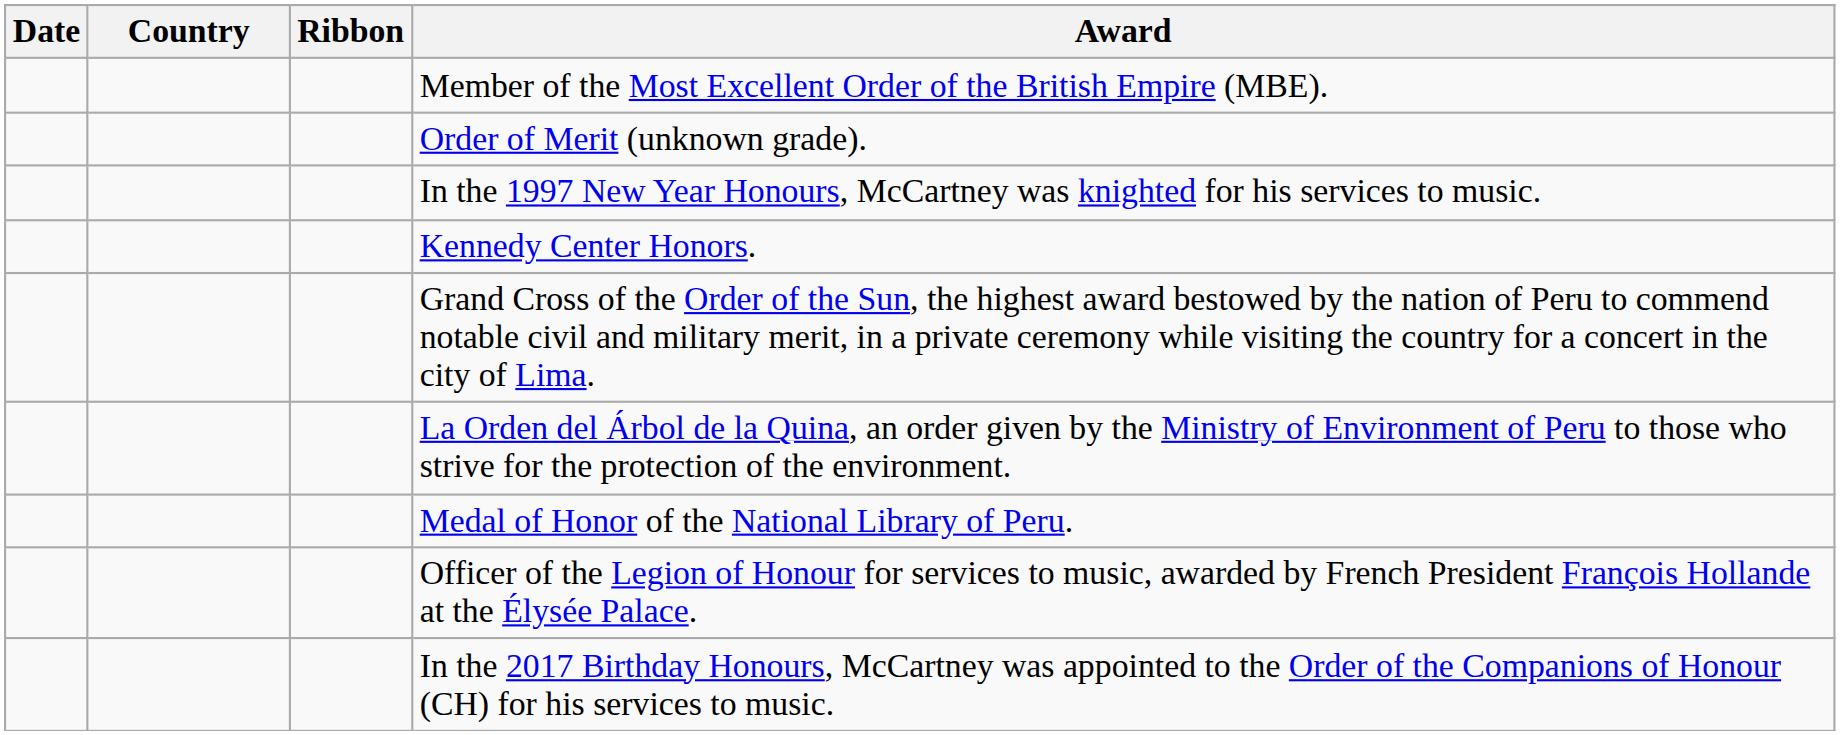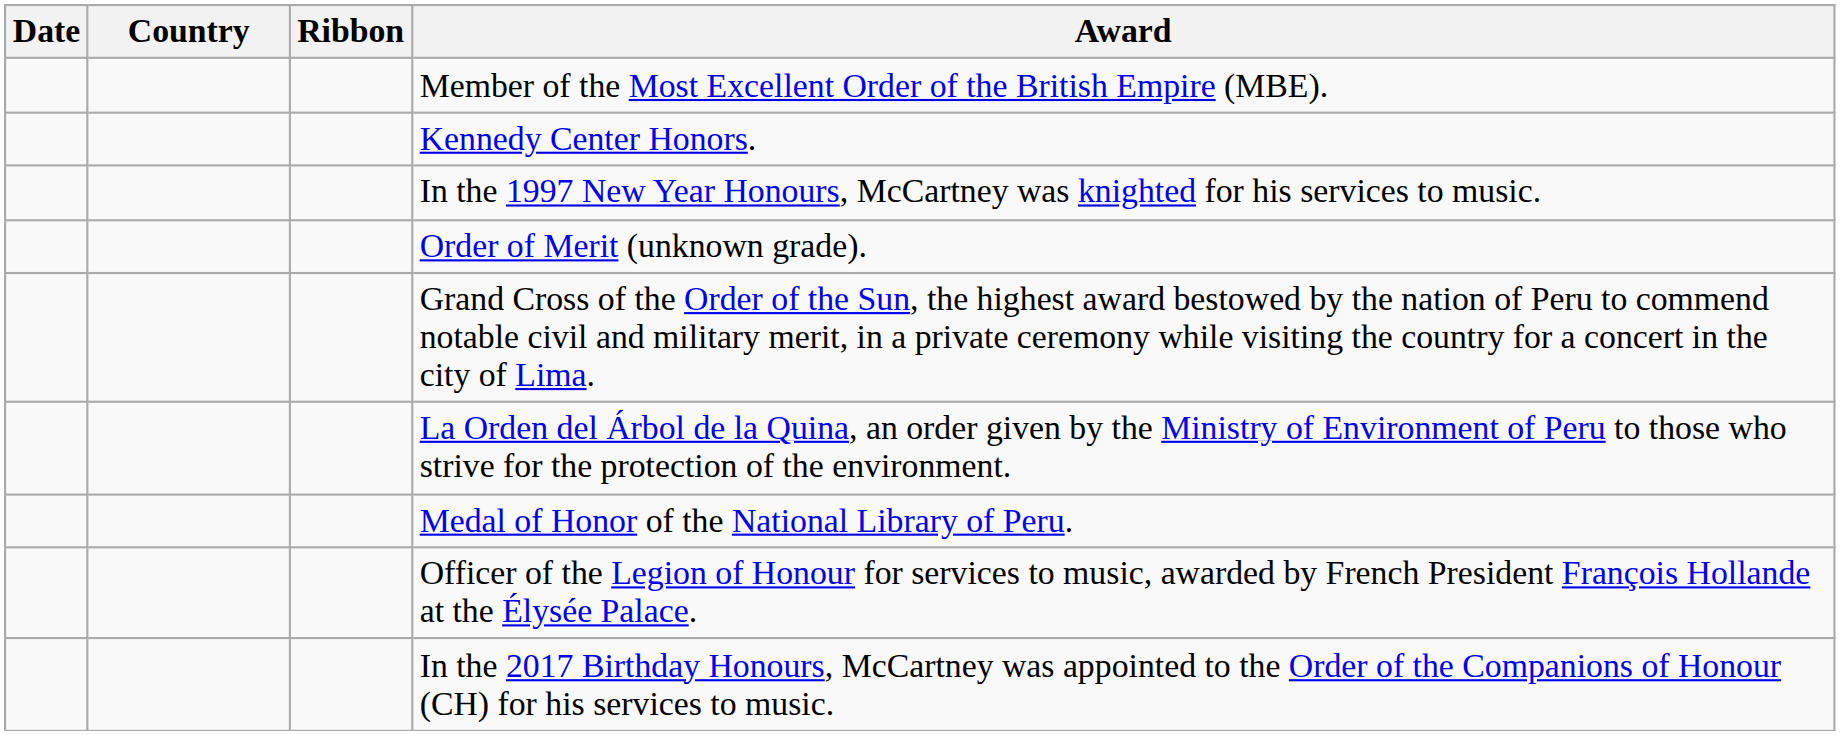rows swapped: (643, 138) <-> (588, 245)
